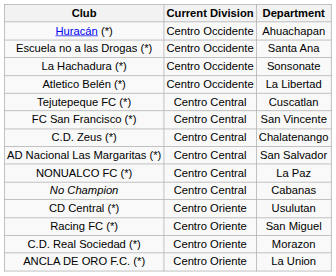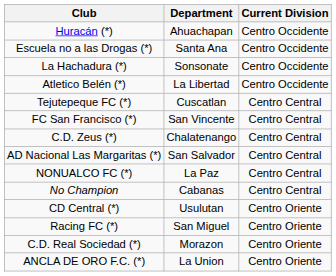columns swapped: (294, 13) <-> (210, 13)
